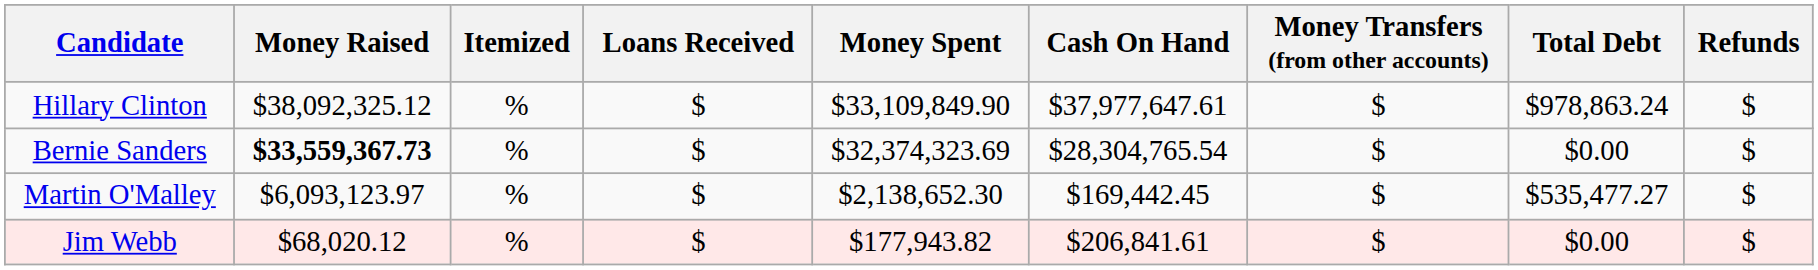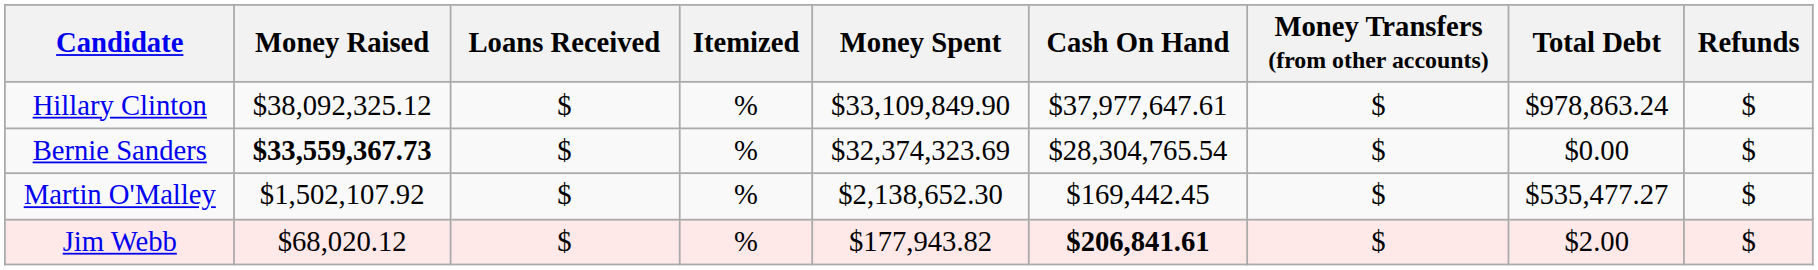columns swapped: (517, 43) <-> (698, 43)
(342, 195) $6,093,123.97 -> (342, 195) $1,502,107.92
(1138, 241) normal -> (1138, 241) bold
(1597, 241) $0.00 -> (1597, 241) $2.00
